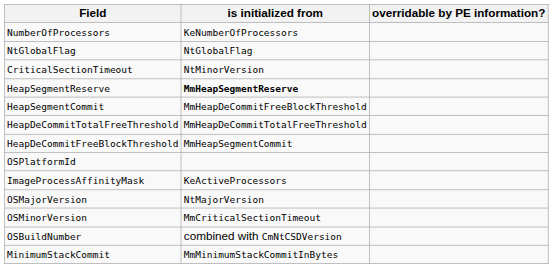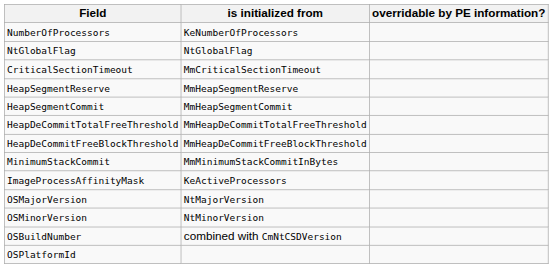(224, 70) NtMinorVersion -> (252, 70) MmCriticalSectionTimeout
(241, 87) bold -> (241, 88) normal
(275, 107) MmHeapDeCommitFreeBlockThreshold -> (238, 107) MmHeapSegmentCommit
(238, 144) MmHeapSegmentCommit -> (275, 144) MmHeapDeCommitFreeBlockThreshold
rows swapped: (58, 255) <-> (41, 162)
(252, 218) MmCriticalSectionTimeout -> (224, 218) NtMinorVersion
